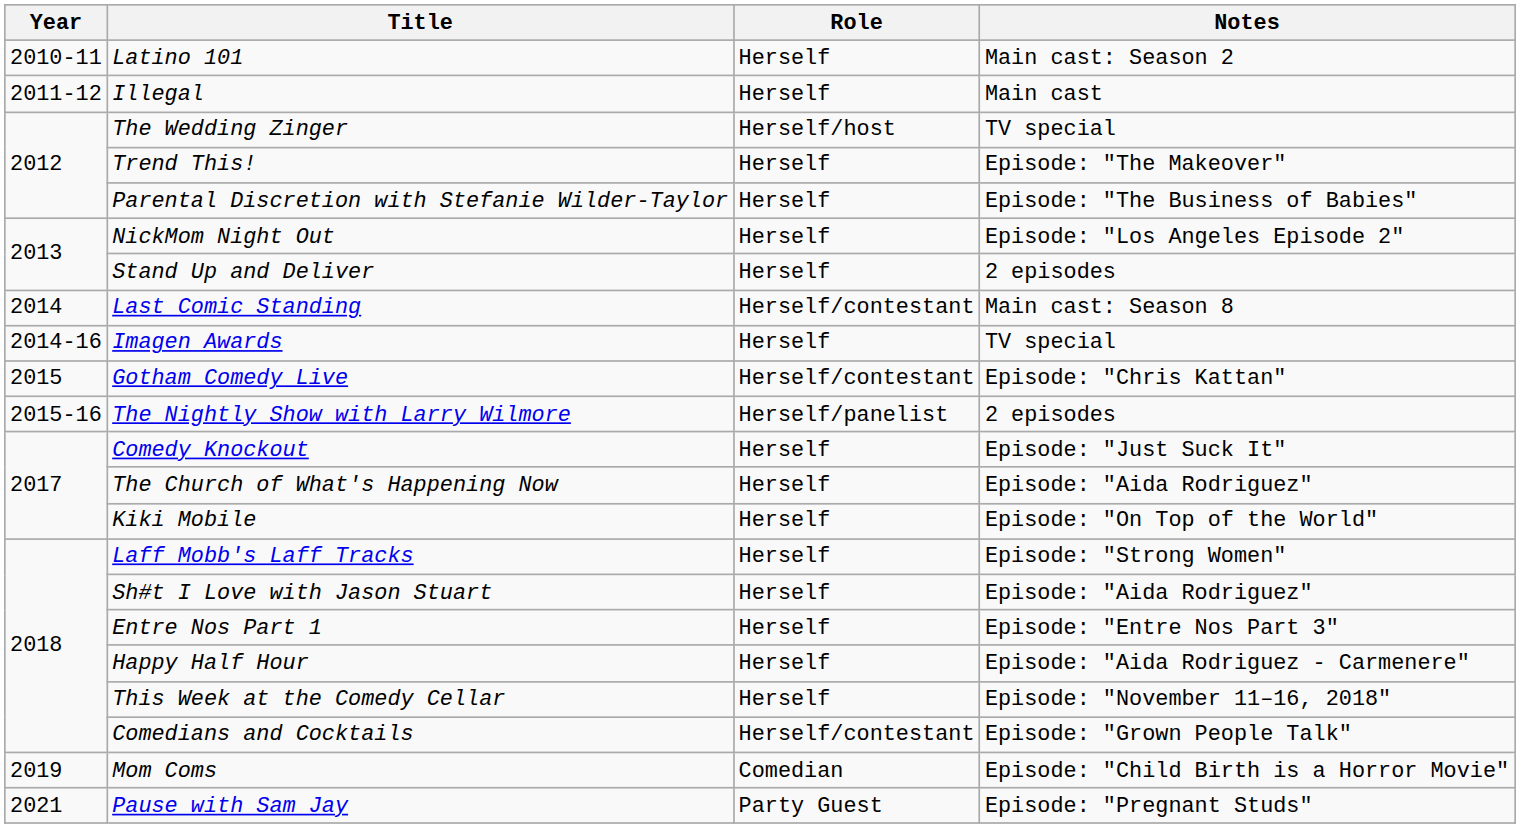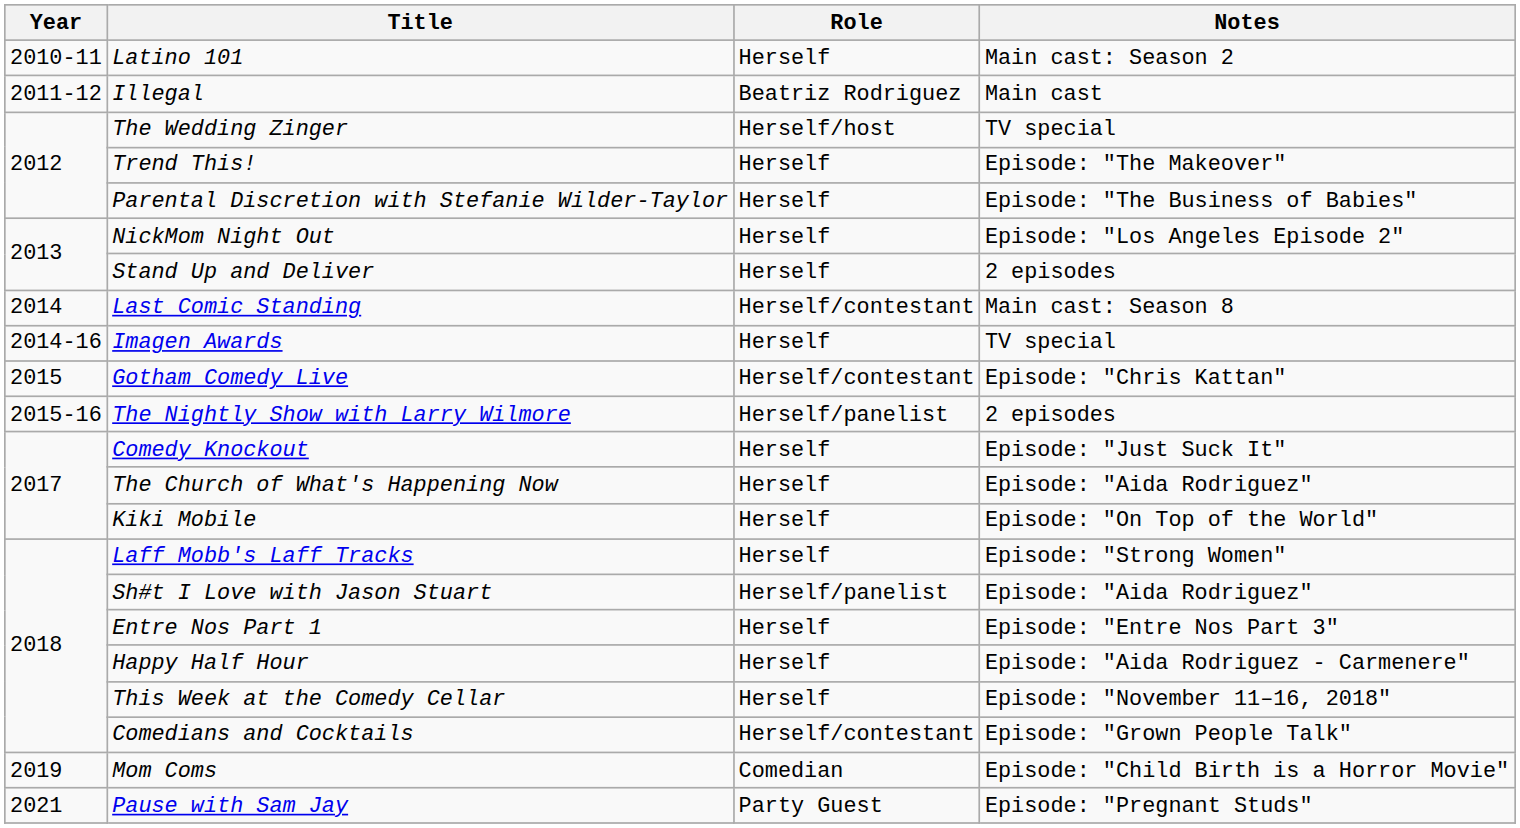(784, 94) Herself -> (850, 94) Beatriz Rodriguez
(784, 592) Herself -> (843, 592) Herself/panelist
